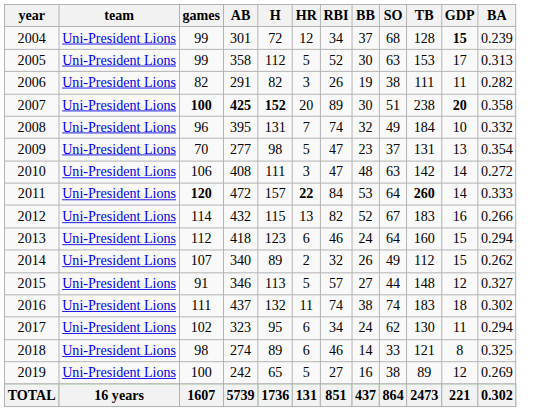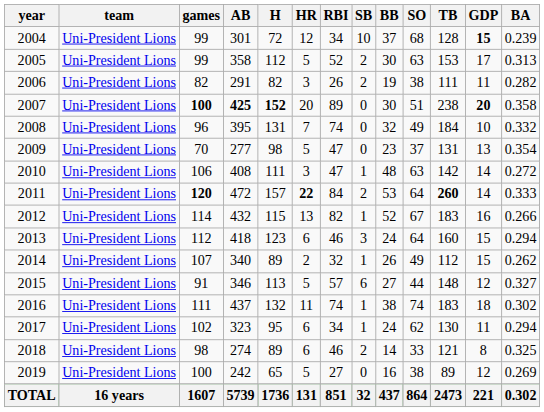+ column: (364, 15)
